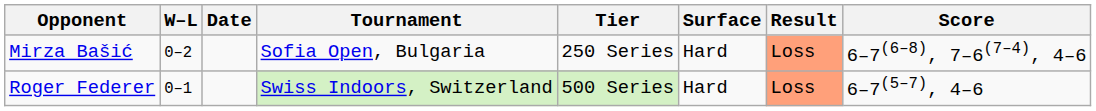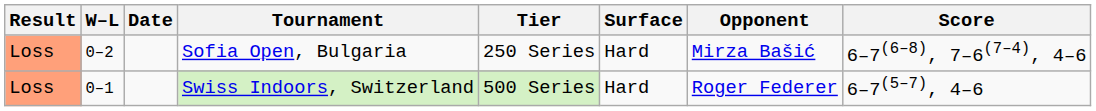columns swapped: (804, 20) <-> (82, 20)
